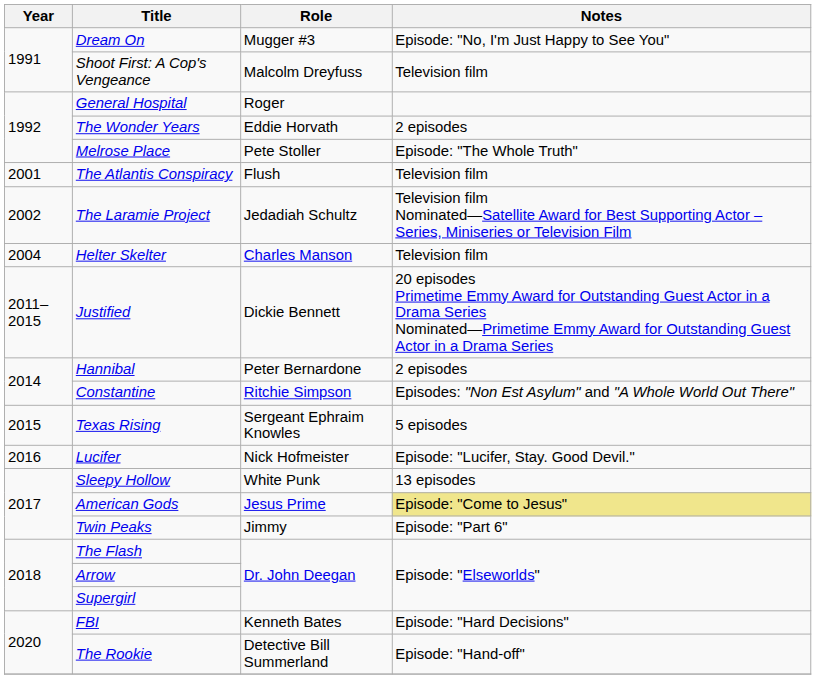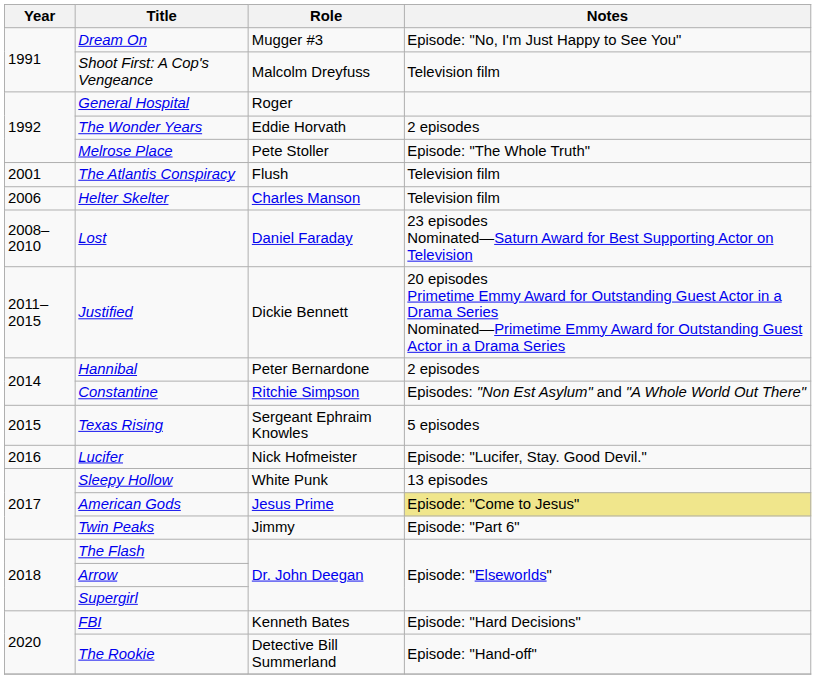- row: (143, 214)
(24, 255) 2004 -> (24, 198) 2006
+ row: (92, 238)
